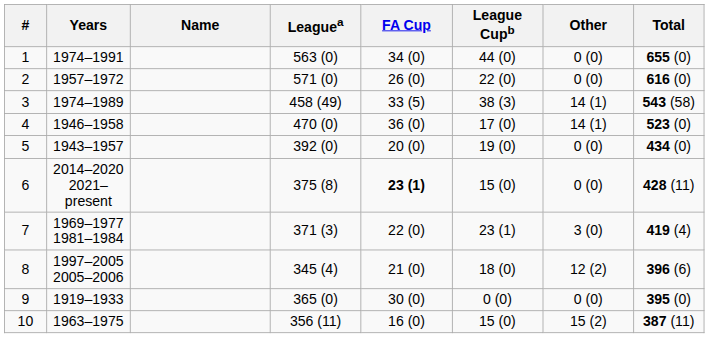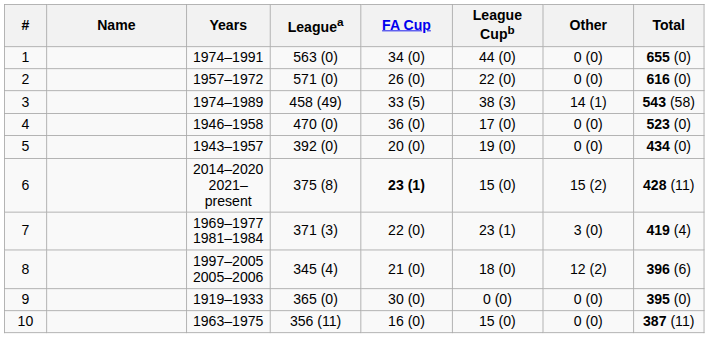columns swapped: (200, 25) <-> (88, 25)
(588, 124) 14 (1) -> (588, 124) 0 (0)
(588, 185) 0 (0) -> (588, 185) 15 (2)
(588, 321) 15 (2) -> (588, 321) 0 (0)
